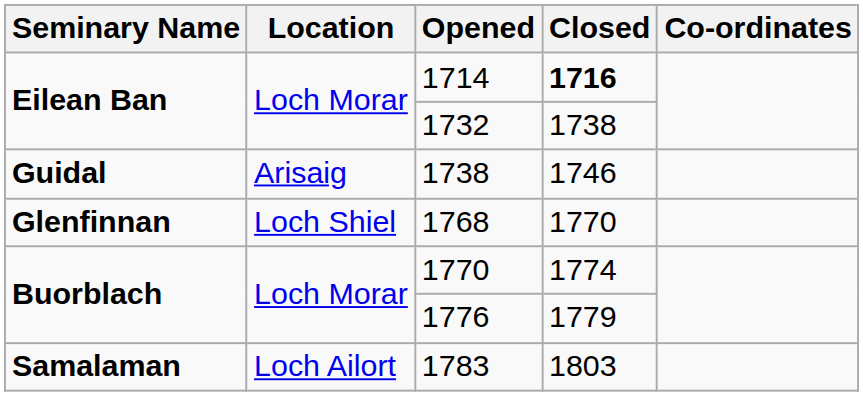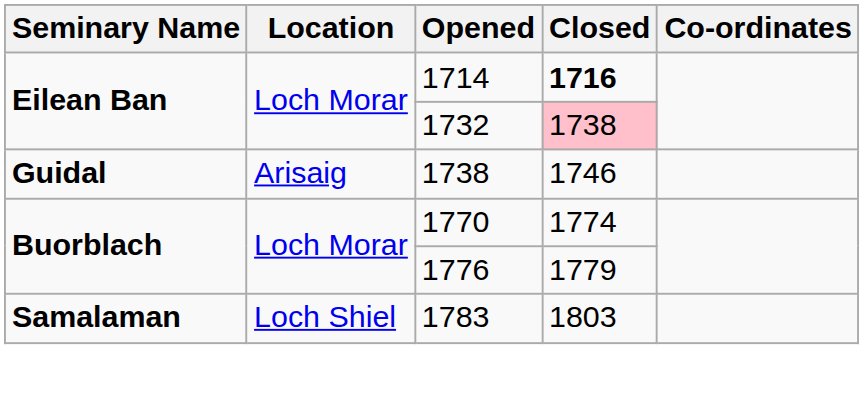(583, 125) no background -> (583, 125) pink background
- row: (456, 221)
(325, 366) Loch Ailort -> (325, 317) Loch Shiel
